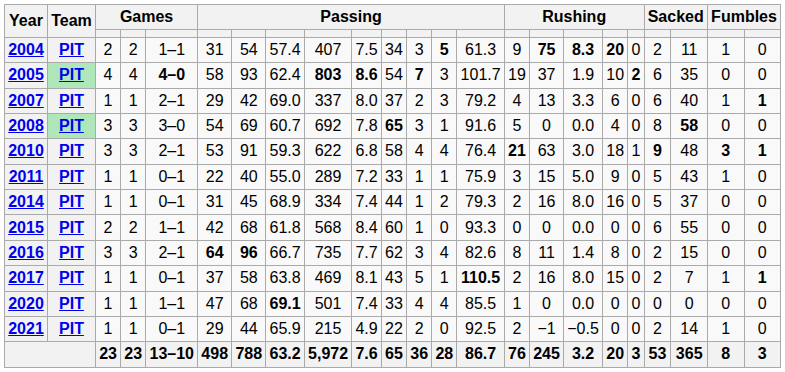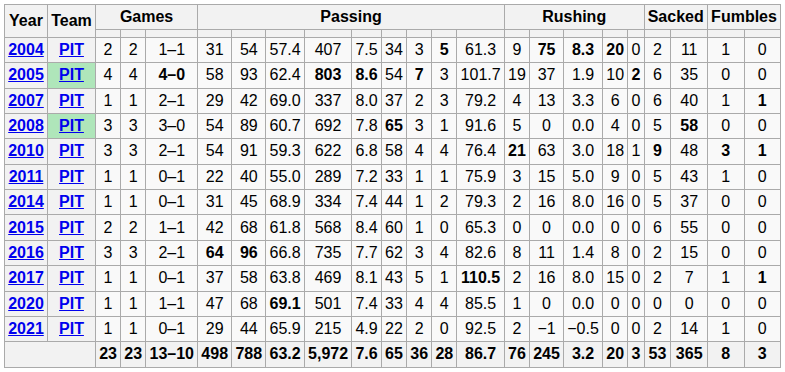(249, 126) 69 -> (249, 126) 89
(657, 126) 8 -> (657, 126) 5
(215, 151) 53 -> (215, 151) 54
(481, 227) 93.3 -> (481, 227) 65.3
(285, 252) 66.7 -> (285, 252) 66.8
